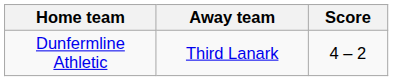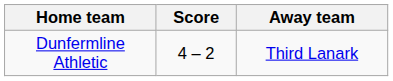columns swapped: (348, 17) <-> (232, 17)
